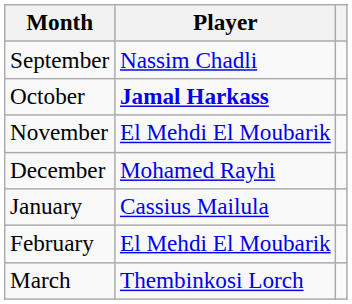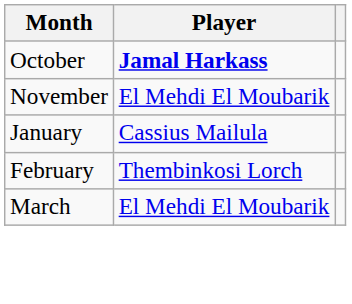- row: (60, 59)
- row: (58, 170)
(225, 243) El Mehdi El Moubarik -> (211, 170) Thembinkosi Lorch
(212, 280) Thembinkosi Lorch -> (224, 206) El Mehdi El Moubarik
